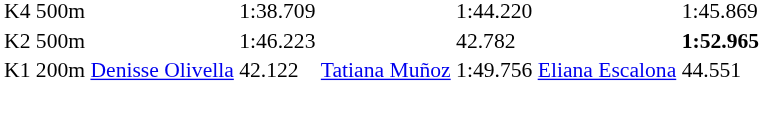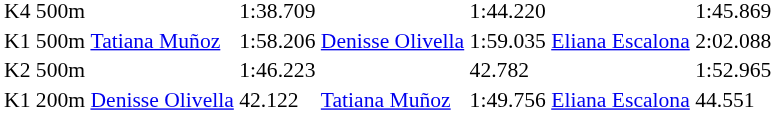+ row: (45, 40)
(720, 40) bold -> (733, 70) normal
